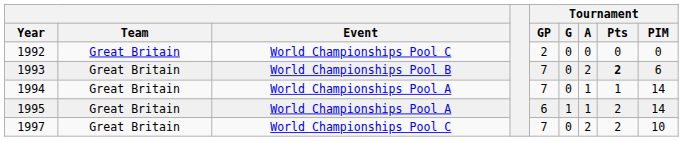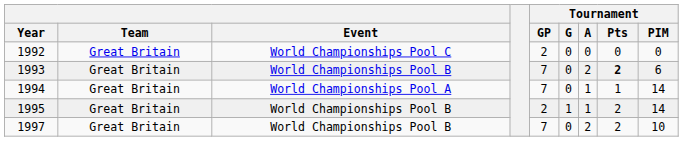(361, 108) World Championships Pool A -> (361, 108) World Championships Pool B
(544, 108) 6 -> (544, 108) 2
(361, 127) World Championships Pool C -> (361, 127) World Championships Pool B
